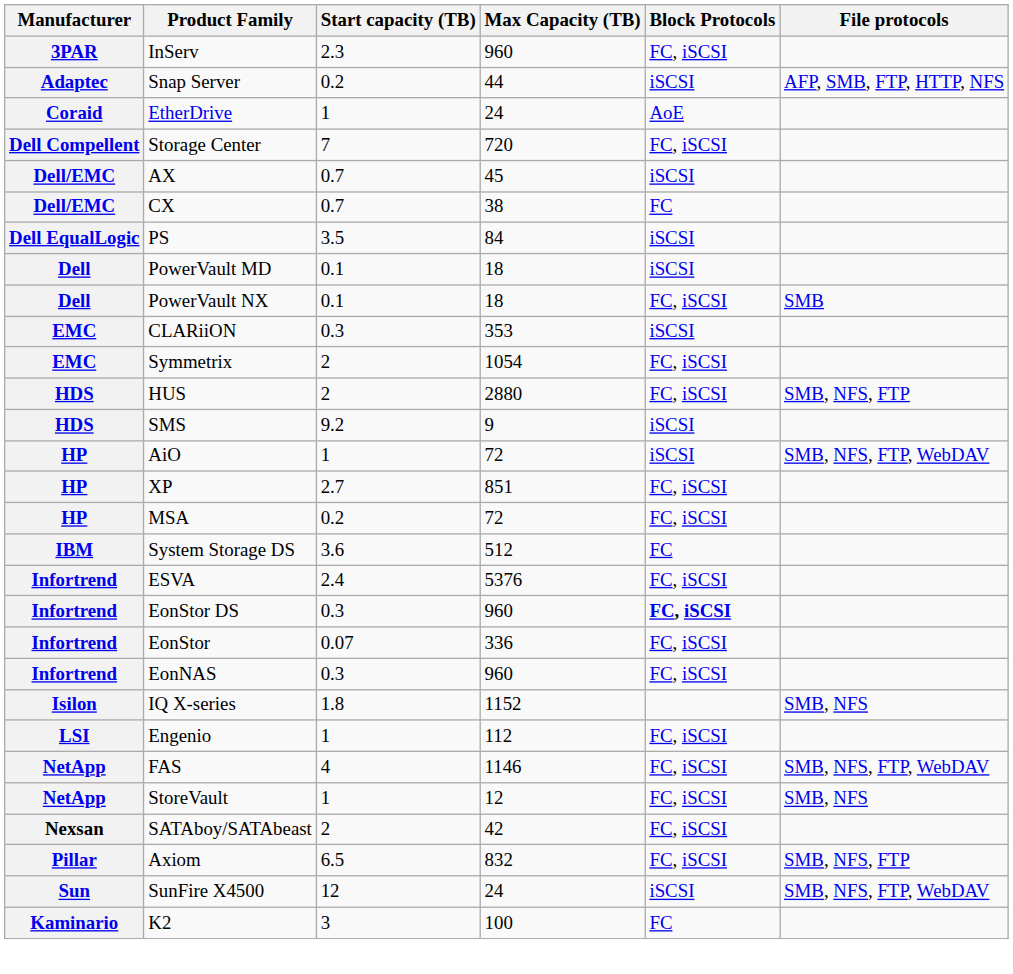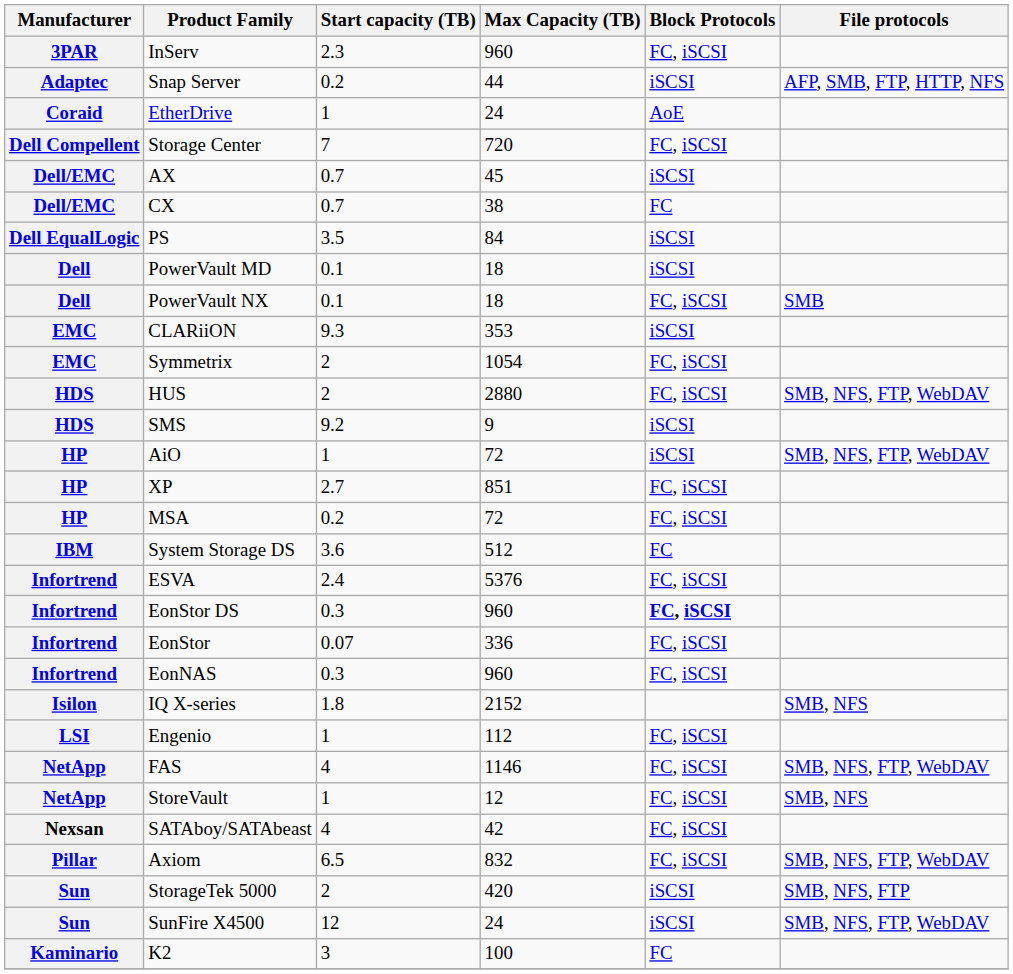(332, 331) 0.3 -> (332, 331) 9.3
(847, 393) SMB, NFS, FTP -> (887, 393) SMB, NFS, FTP, WebDAV
(503, 704) 1152 -> (503, 704) 2152
(325, 829) 2 -> (325, 829) 4
(847, 860) SMB, NFS, FTP -> (887, 860) SMB, NFS, FTP, WebDAV
+ row: (212, 891)
